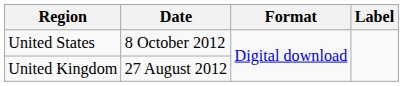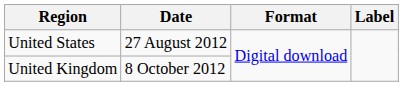(175, 42) 8 October 2012 -> (176, 42) 27 August 2012
(176, 68) 27 August 2012 -> (175, 68) 8 October 2012
